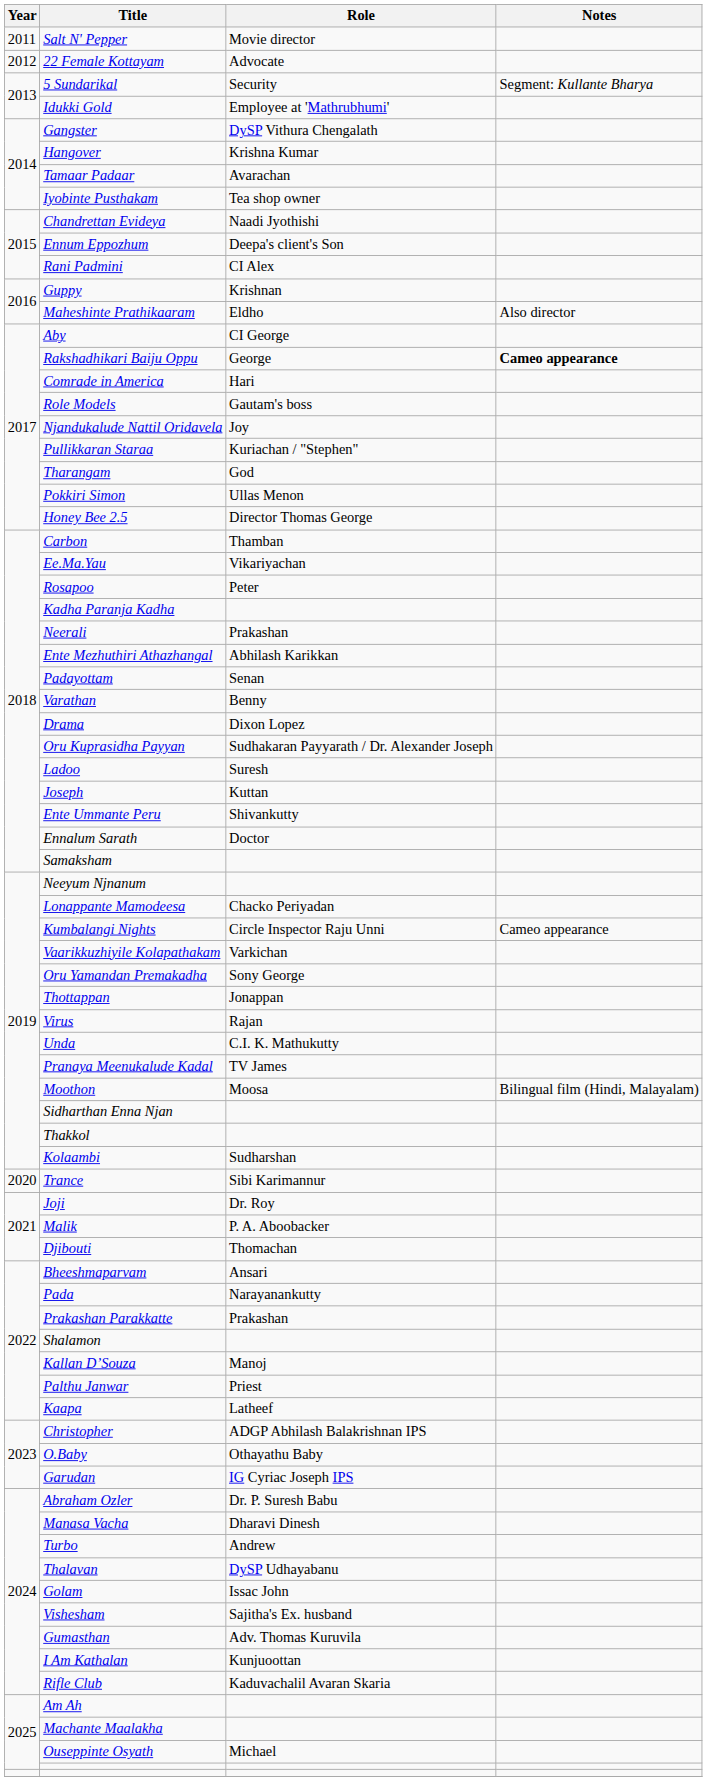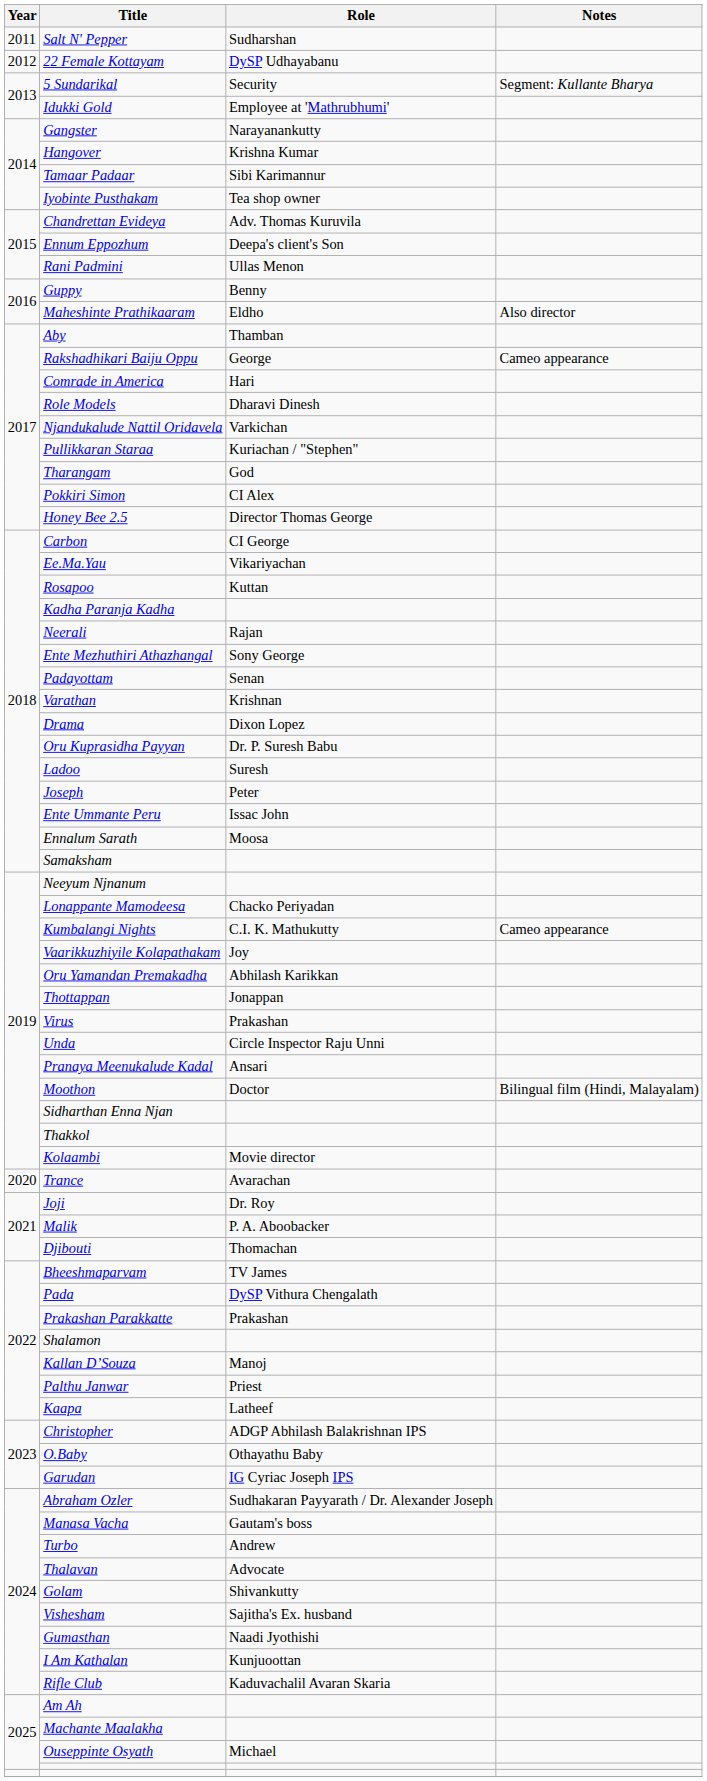(272, 38) Movie director -> (263, 38) Sudharshan
(257, 61) Advocate -> (284, 61) DySP Udhayabanu
(303, 130) DySP Vithura Chengalath -> (275, 130) Narayanankutty
(260, 175) Avarachan -> (277, 175) Sibi Karimannur
(274, 221) Naadi Jyothishi -> (295, 221) Adv. Thomas Kuruvila
(252, 267) CI Alex -> (266, 267) Ullas Menon
(255, 289) Krishnan -> (248, 289) Benny
(259, 335) CI George -> (256, 335) Thamban
(559, 358) bold -> (554, 358) normal
(271, 404) Gautam's boss -> (274, 404) Dharavi Dinesh
(239, 426) Joy -> (258, 426) Varkichan
(266, 495) Ullas Menon -> (252, 495) CI Alex
(256, 541) Thamban -> (259, 541) CI George
(244, 586) Peter -> (249, 586) Kuttan
(259, 632) Prakashan -> (246, 632) Rajan
(284, 655) Abhilash Karikkan -> (267, 655) Sony George
(248, 701) Benny -> (255, 701) Krishnan
(361, 746) Sudhakaran Payyarath / Dr. Alexander Joseph -> (283, 746) Dr. P. Suresh Babu
(249, 792) Kuttan -> (244, 792) Peter
(264, 815) Shivankutty -> (259, 815) Issac John
(249, 838) Doctor -> (249, 838) Moosa
(307, 929) Circle Inspector Raju Unni -> (284, 929) C.I. K. Mathukutty
(258, 952) Varkichan -> (239, 952) Joy
(267, 975) Sony George -> (284, 975) Abhilash Karikkan
(246, 1020) Rajan -> (259, 1020) Prakashan
(284, 1043) C.I. K. Mathukutty -> (307, 1043) Circle Inspector Raju Unni
(258, 1066) TV James -> (248, 1066) Ansari
(249, 1089) Moosa -> (249, 1089) Doctor
(263, 1157) Sudharshan -> (272, 1157) Movie director
(277, 1180) Sibi Karimannur -> (260, 1180) Avarachan
(248, 1271) Ansari -> (258, 1271) TV James
(275, 1294) Narayanankutty -> (303, 1294) DySP Vithura Chengalath
(283, 1500) Dr. P. Suresh Babu -> (361, 1500) Sudhakaran Payyarath / Dr. Alexander Joseph
(274, 1523) Dharavi Dinesh -> (271, 1523) Gautam's boss
(284, 1568) DySP Udhayabanu -> (257, 1568) Advocate
(259, 1591) Issac John -> (264, 1591) Shivankutty
(295, 1637) Adv. Thomas Kuruvila -> (274, 1637) Naadi Jyothishi
